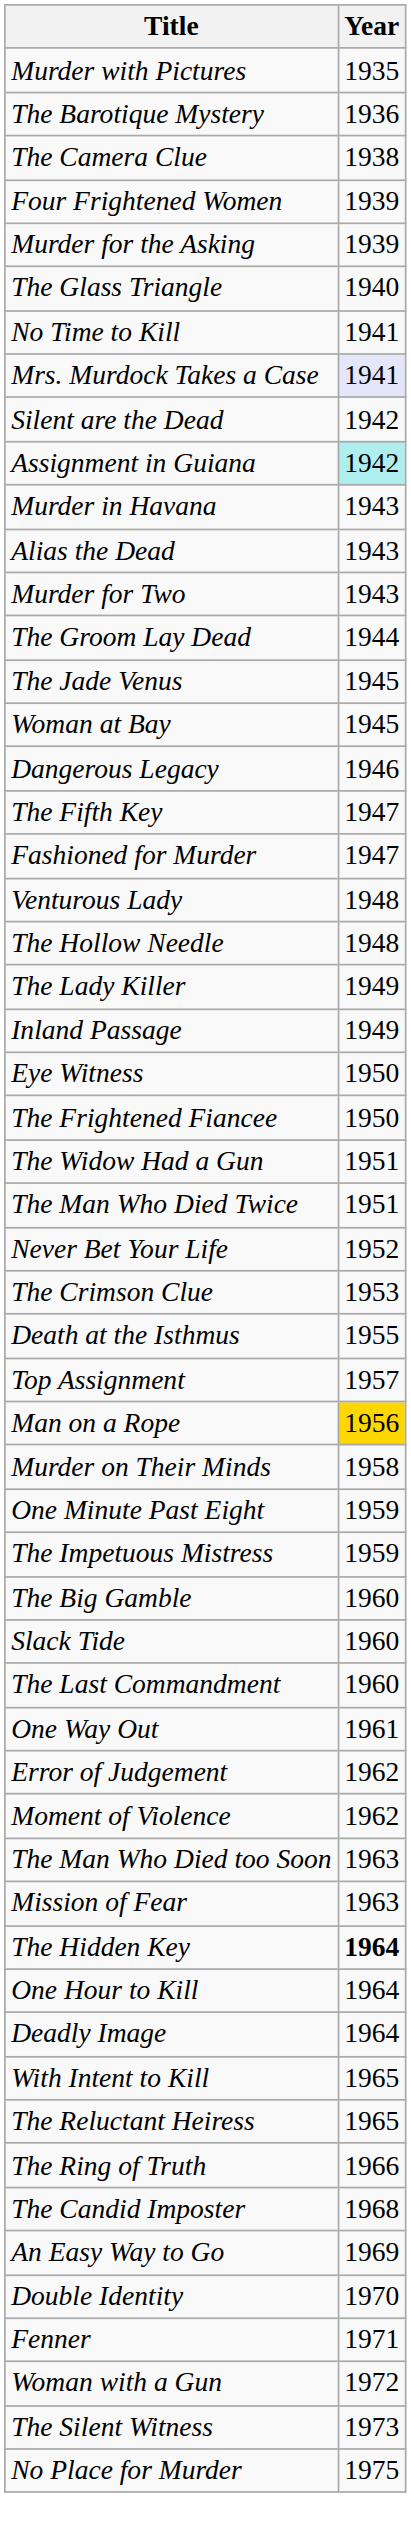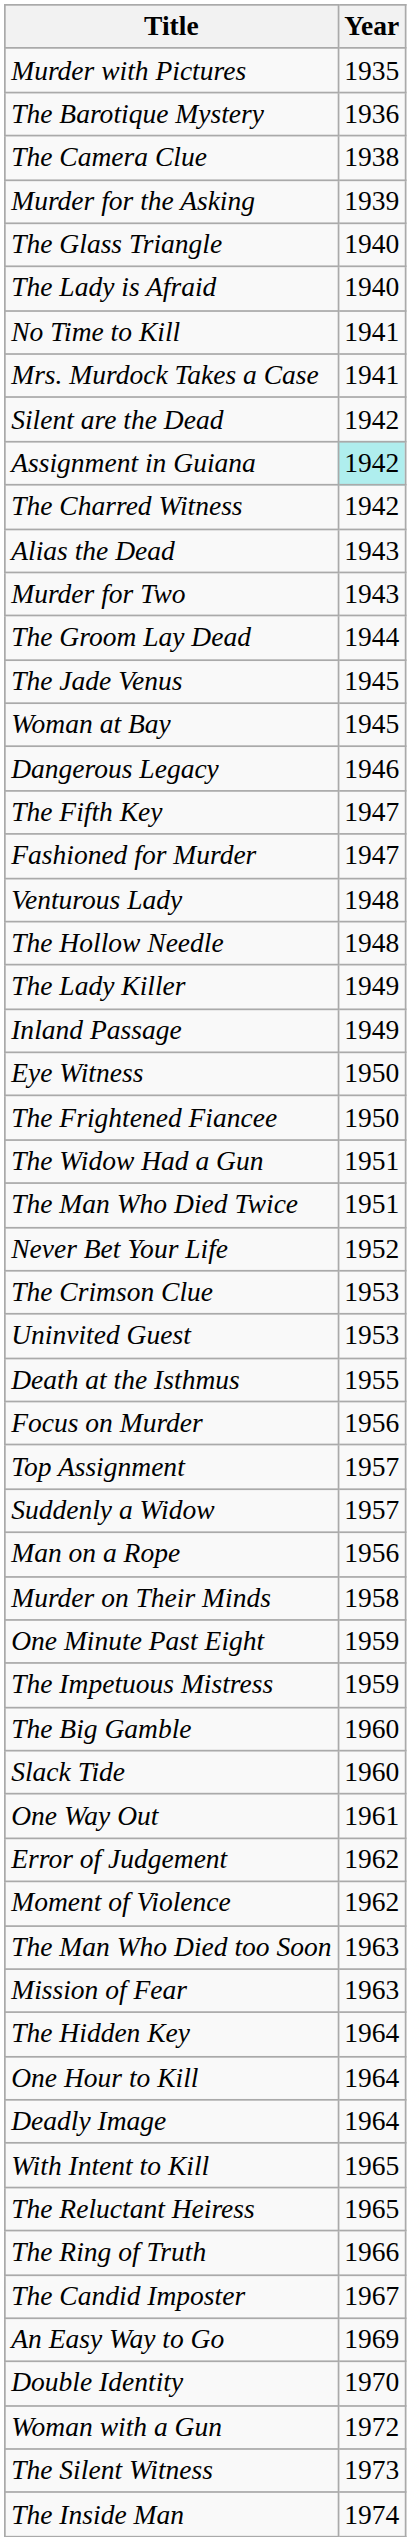- row: (147, 200)
+ row: (114, 288)
(372, 375) lavender background -> (372, 375) no background
+ row: (127, 506)
- row: (114, 506)
+ row: (101, 1335)
+ row: (107, 1422)
+ row: (113, 1510)
(372, 1422) gold background -> (372, 1553) no background
- row: (146, 1684)
(372, 1946) bold -> (372, 2033) normal
(372, 2208) 1968 -> (372, 2295) 1967
- row: (51, 2339)
+ row: (98, 2514)
- row: (126, 2470)
